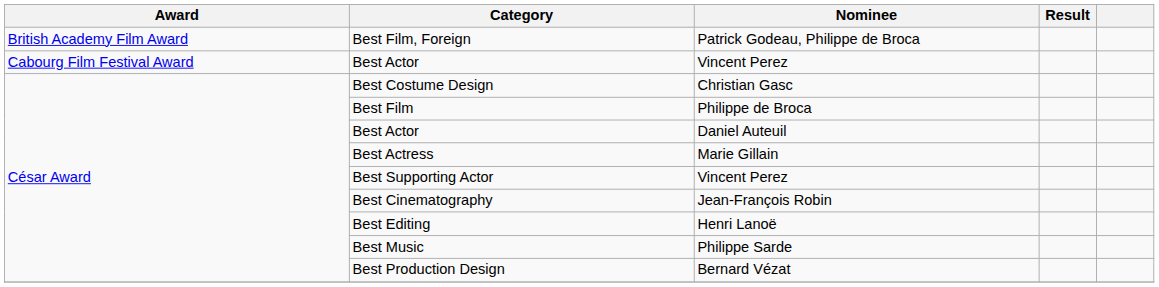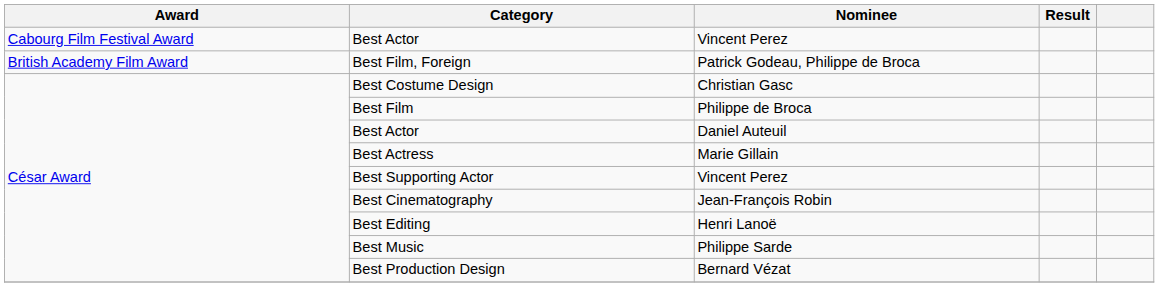rows swapped: (412, 39) <-> (386, 62)
